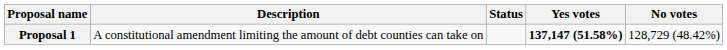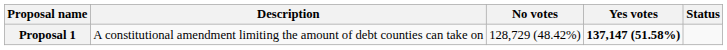columns swapped: (506, 14) <-> (674, 14)
